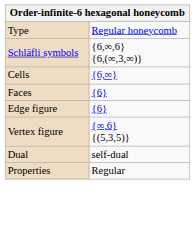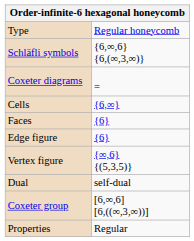+ row: (45, 81)
+ row: (38, 205)
